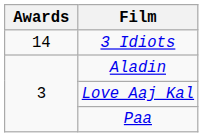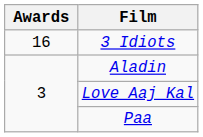(41, 43) 14 -> (41, 43) 16
